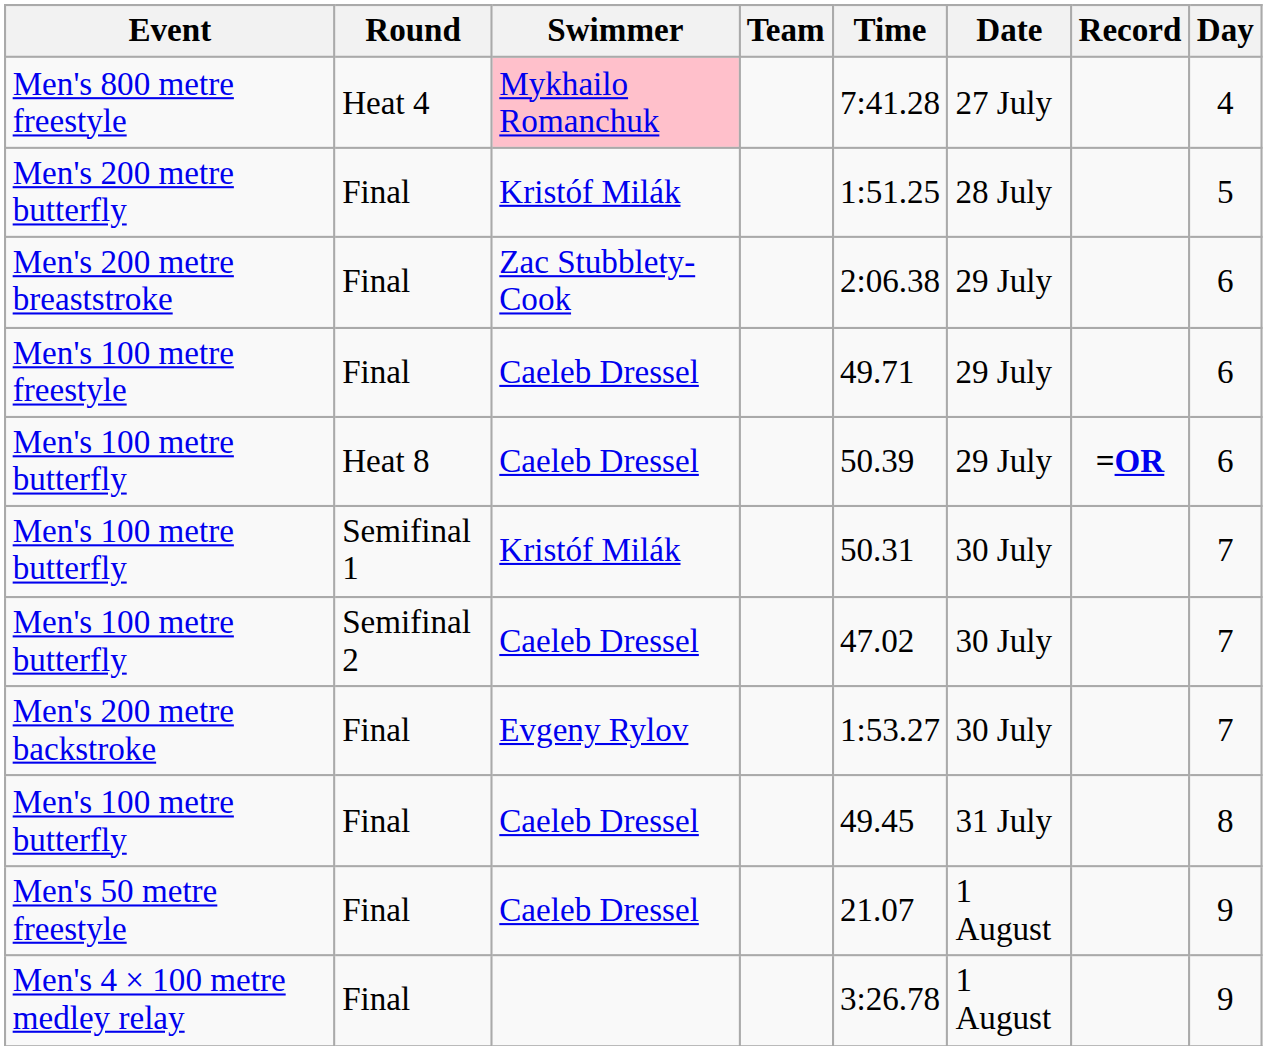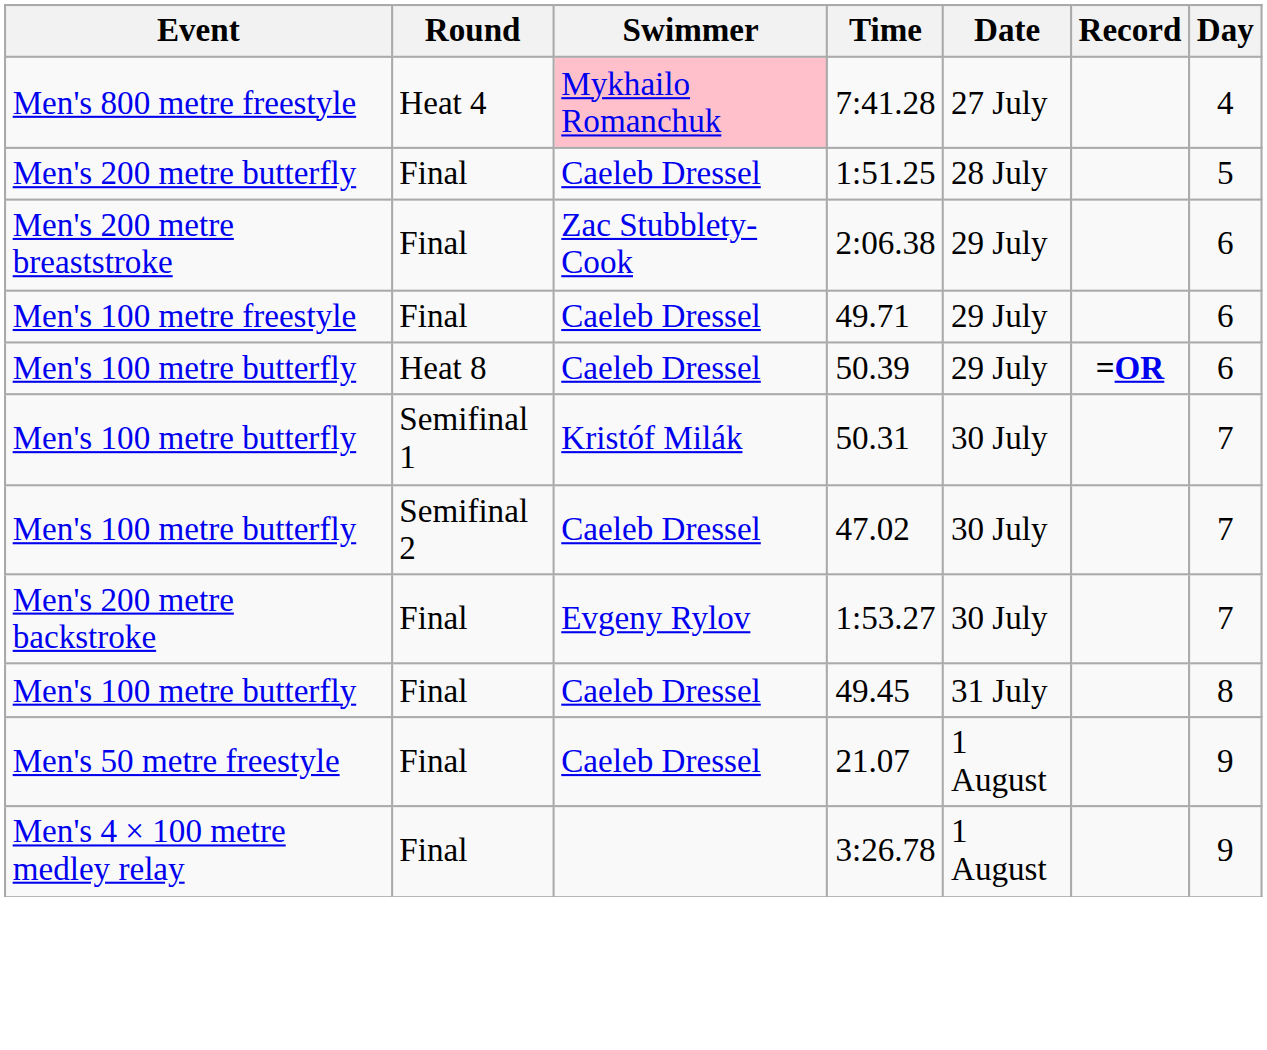- column: (786, 30)
(590, 191) Kristóf Milák -> (661, 173) Caeleb Dressel
